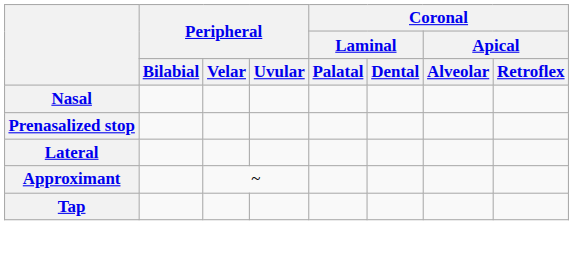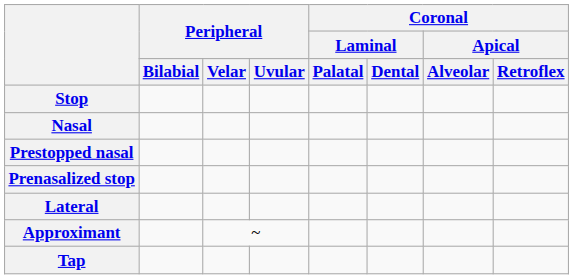+ row: (72, 98)
+ row: (72, 152)
